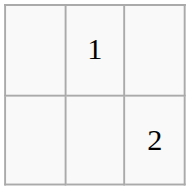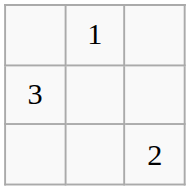+ row: (35, 94)
